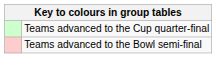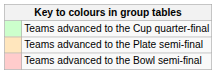+ row: (114, 45)
